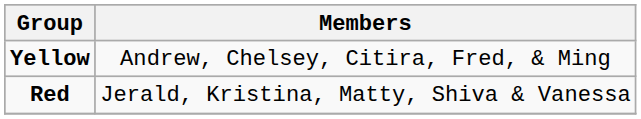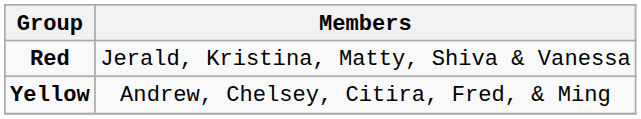rows swapped: (50, 59) <-> (50, 95)
